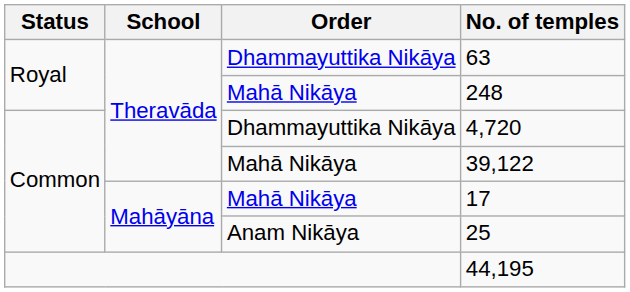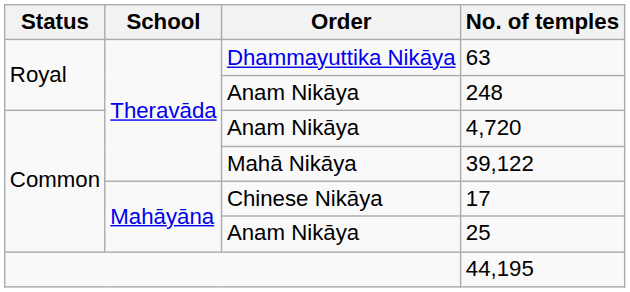(292, 92) Mahā Nikāya -> (293, 92) Anam Nikāya
(341, 127) Dhammayuttika Nikāya -> (293, 127) Anam Nikāya
(292, 198) Mahā Nikāya -> (305, 198) Chinese Nikāya
